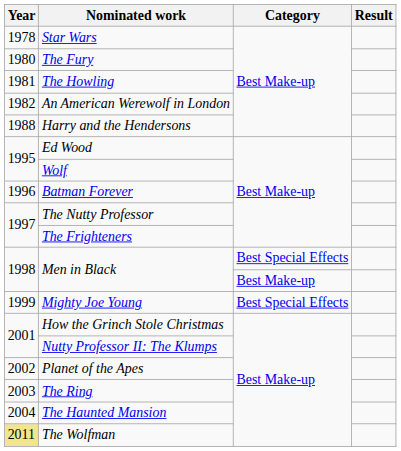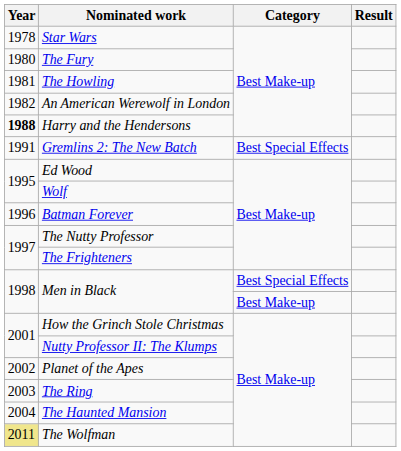(22, 125) normal -> (22, 125) bold
+ row: (119, 147)
- row: (92, 302)
